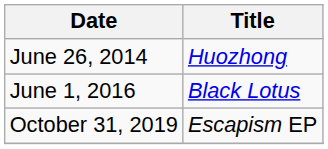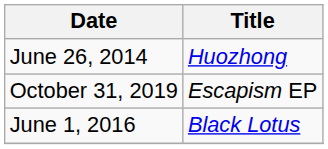rows swapped: (73, 90) <-> (94, 125)
